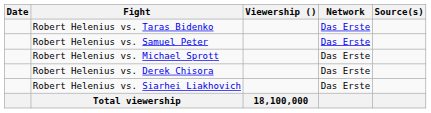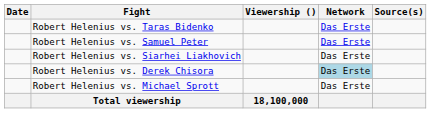rows swapped: (137, 86) <-> (126, 56)
(346, 71) no background -> (346, 71) lightblue background
